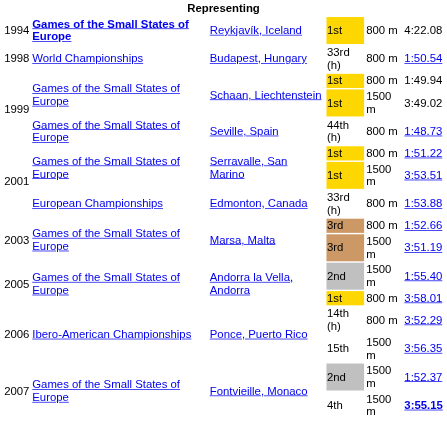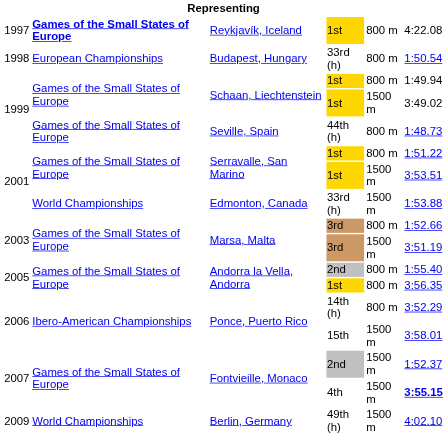(17, 30) 1994 -> (17, 30) 1997
(88, 59) World Championships -> (98, 59) European Championships
(98, 203) European Championships -> (88, 203) World Championships
(382, 203) 800 m -> (379, 203) 1500 m
(379, 276) 1500 m -> (382, 269) 800 m
(423, 298) 3:58.01 -> (423, 285) 3:56.35
(423, 348) 3:56.35 -> (423, 335) 3:58.01
+ row: (251, 421)
